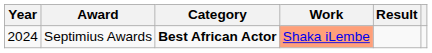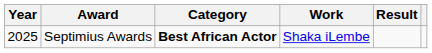(23, 36) 2024 -> (23, 36) 2025
(326, 36) lightsalmon background -> (326, 36) no background
